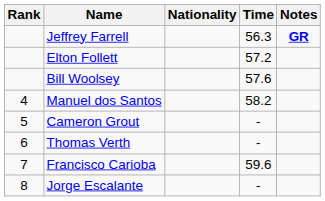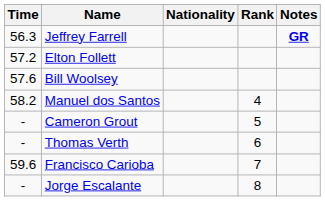columns swapped: (24, 15) <-> (258, 15)
